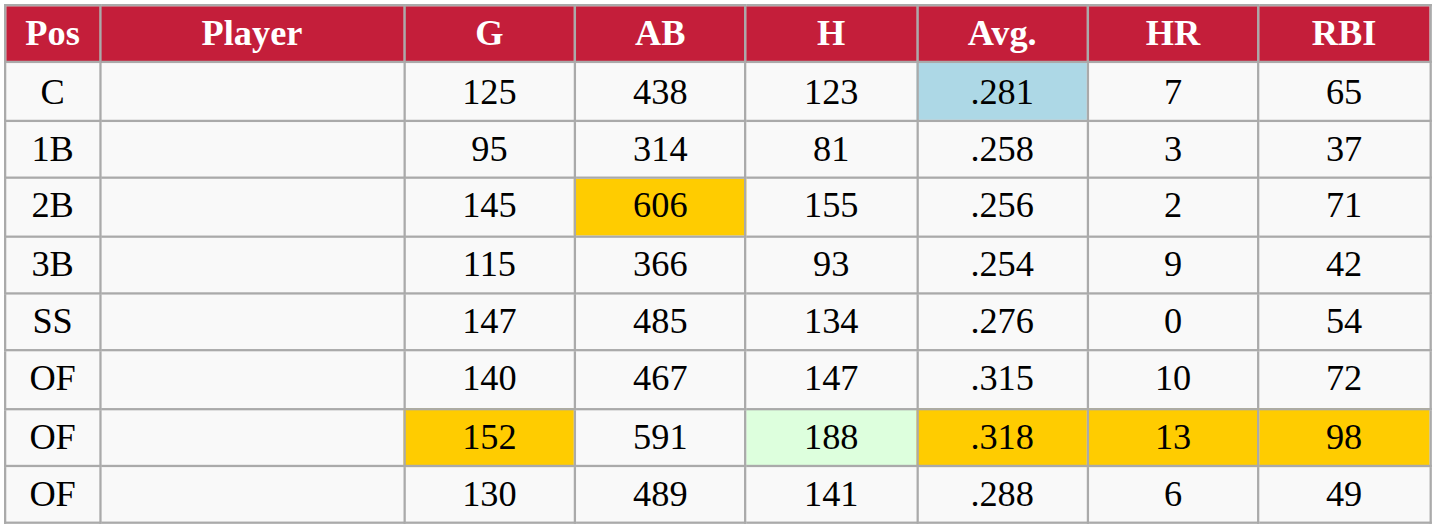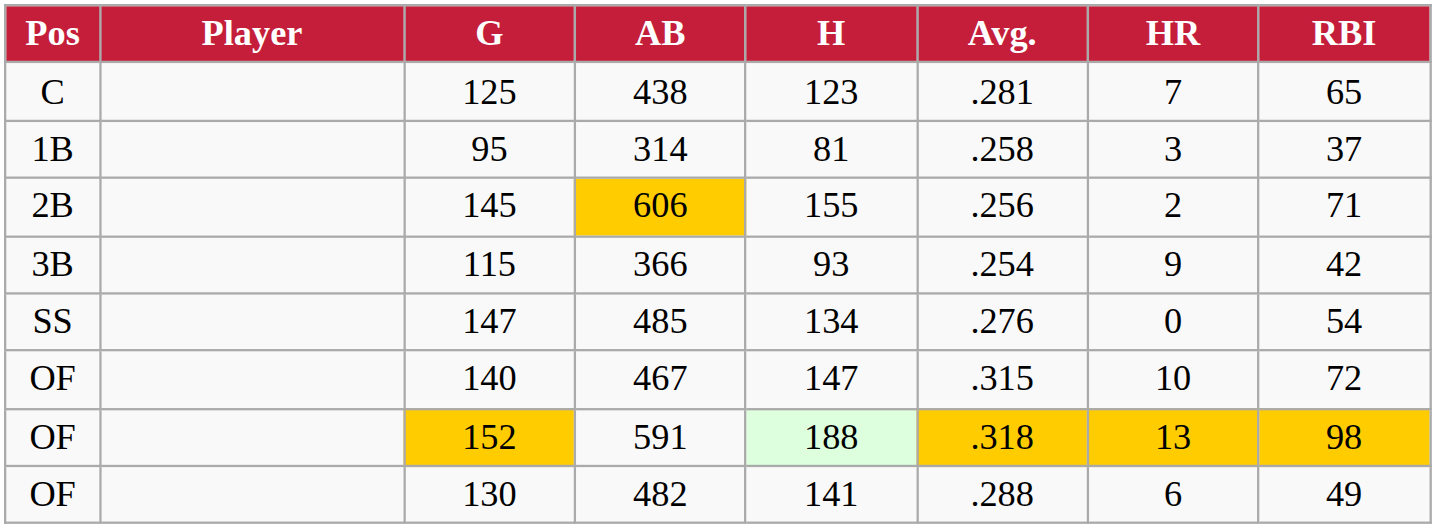(1002, 90) lightblue background -> (1002, 90) no background
(660, 494) 489 -> (660, 494) 482
